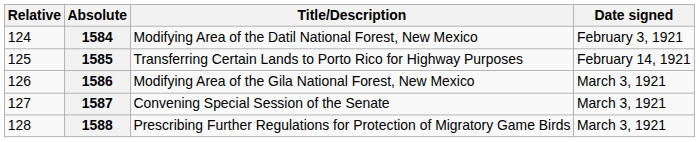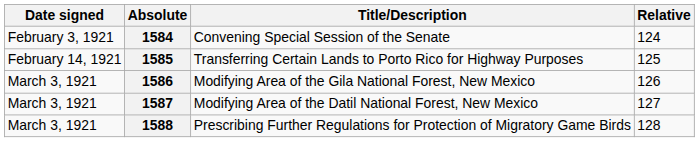columns swapped: (34, 15) <-> (634, 15)
(306, 37) Modifying Area of the Datil National Forest, New Mexico -> (322, 37) Convening Special Session of the Senate
(261, 103) Convening Special Session of the Senate -> (366, 103) Modifying Area of the Datil National Forest, New Mexico
